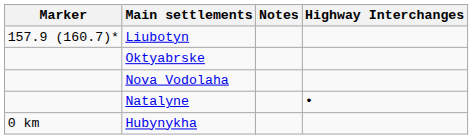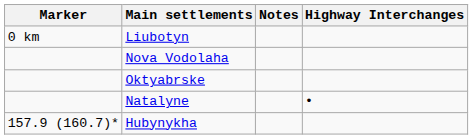(63, 37) 157.9 (160.7)* -> (24, 37) 0 km
rows swapped: (177, 80) <-> (165, 59)
(24, 123) 0 km -> (63, 123) 157.9 (160.7)*
